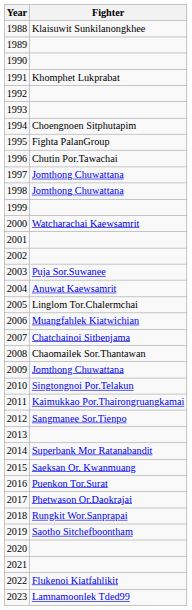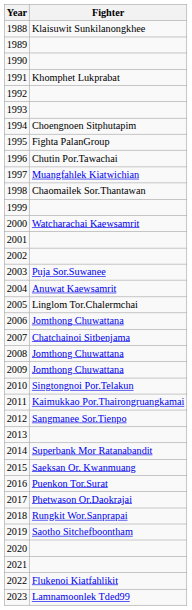(78, 175) Jomthong Chuwattana -> (85, 175) Muangfahlek Kiatwichian
(78, 191) Jomthong Chuwattana -> (89, 191) Chaomailek Sor.Thantawan
(85, 321) Muangfahlek Kiatwichian -> (78, 321) Jomthong Chuwattana
(89, 353) Chaomailek Sor.Thantawan -> (78, 353) Jomthong Chuwattana
